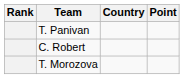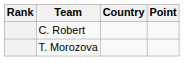- row: (64, 30)
